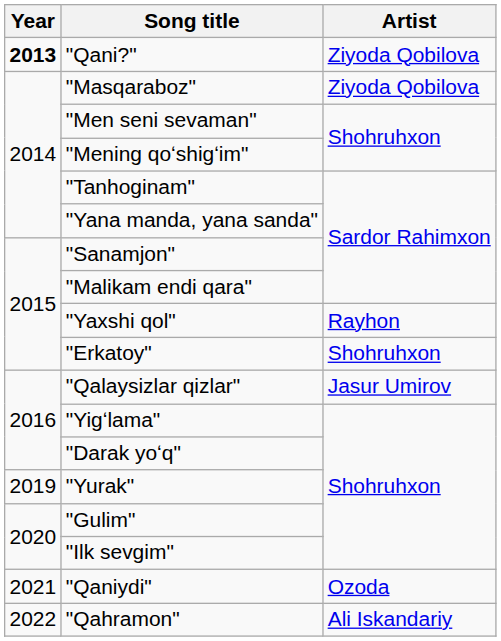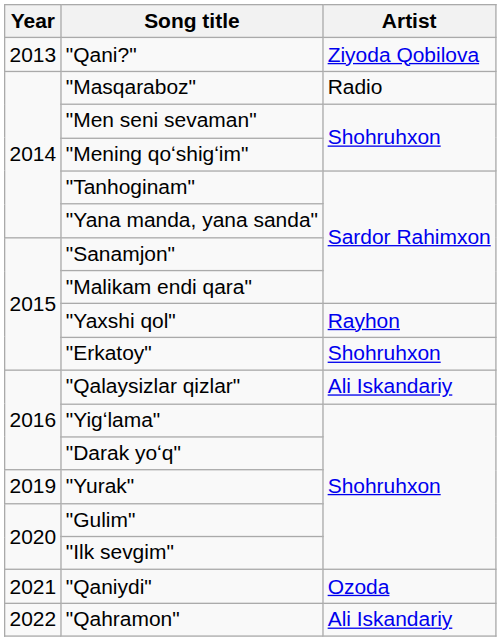(33, 54) bold -> (33, 54) normal
(403, 87) Ziyoda Qobilova -> (355, 87) Radio
(389, 386) Jasur Umirov -> (390, 386) Ali Iskandariy
